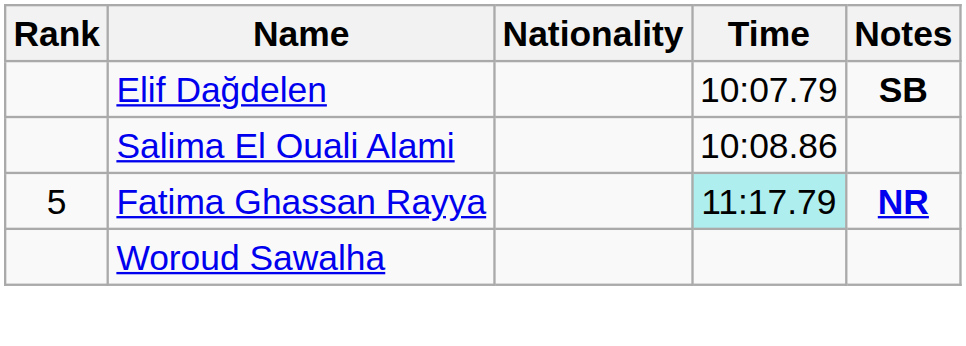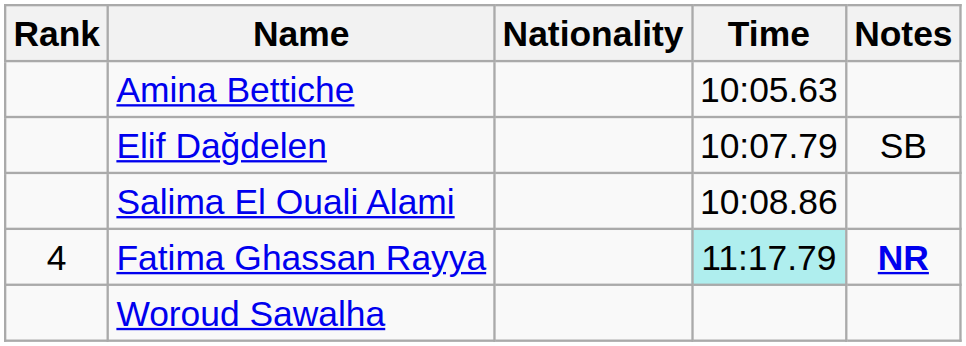+ row: (235, 89)
(903, 89) bold -> (903, 146) normal
(57, 202) 5 -> (57, 258) 4
